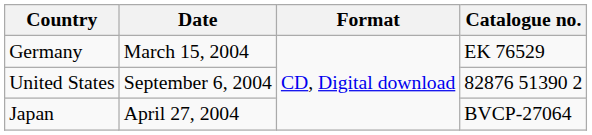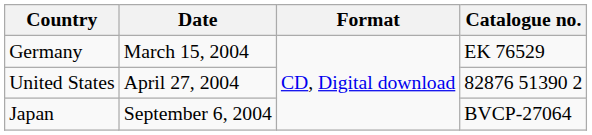(198, 82) September 6, 2004 -> (181, 82) April 27, 2004
(181, 113) April 27, 2004 -> (198, 113) September 6, 2004
